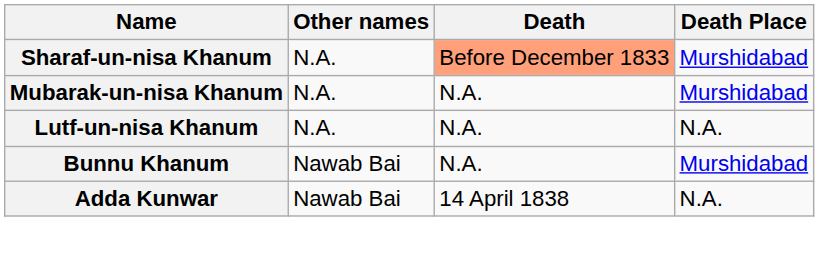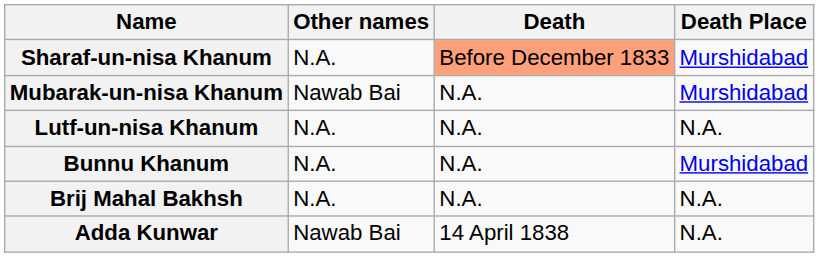(315, 92) N.A. -> (347, 92) Nawab Bai
(347, 163) Nawab Bai -> (315, 163) N.A.
+ row: (146, 198)
